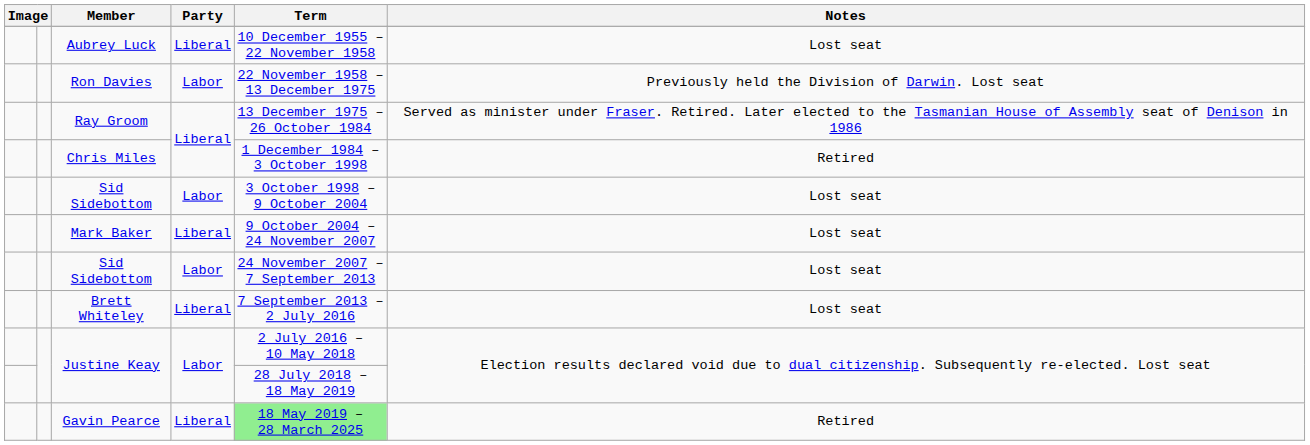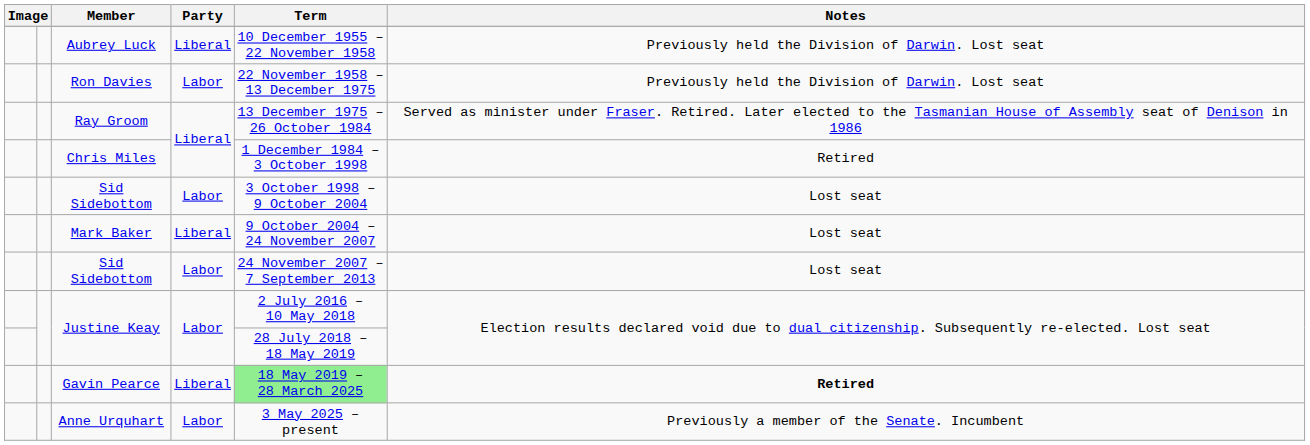(846, 45) Lost seat -> (846, 45) Previously held the Division of Darwin. Lost seat
- row: (111, 309)
(846, 422) normal -> (846, 384) bold
+ row: (111, 422)
